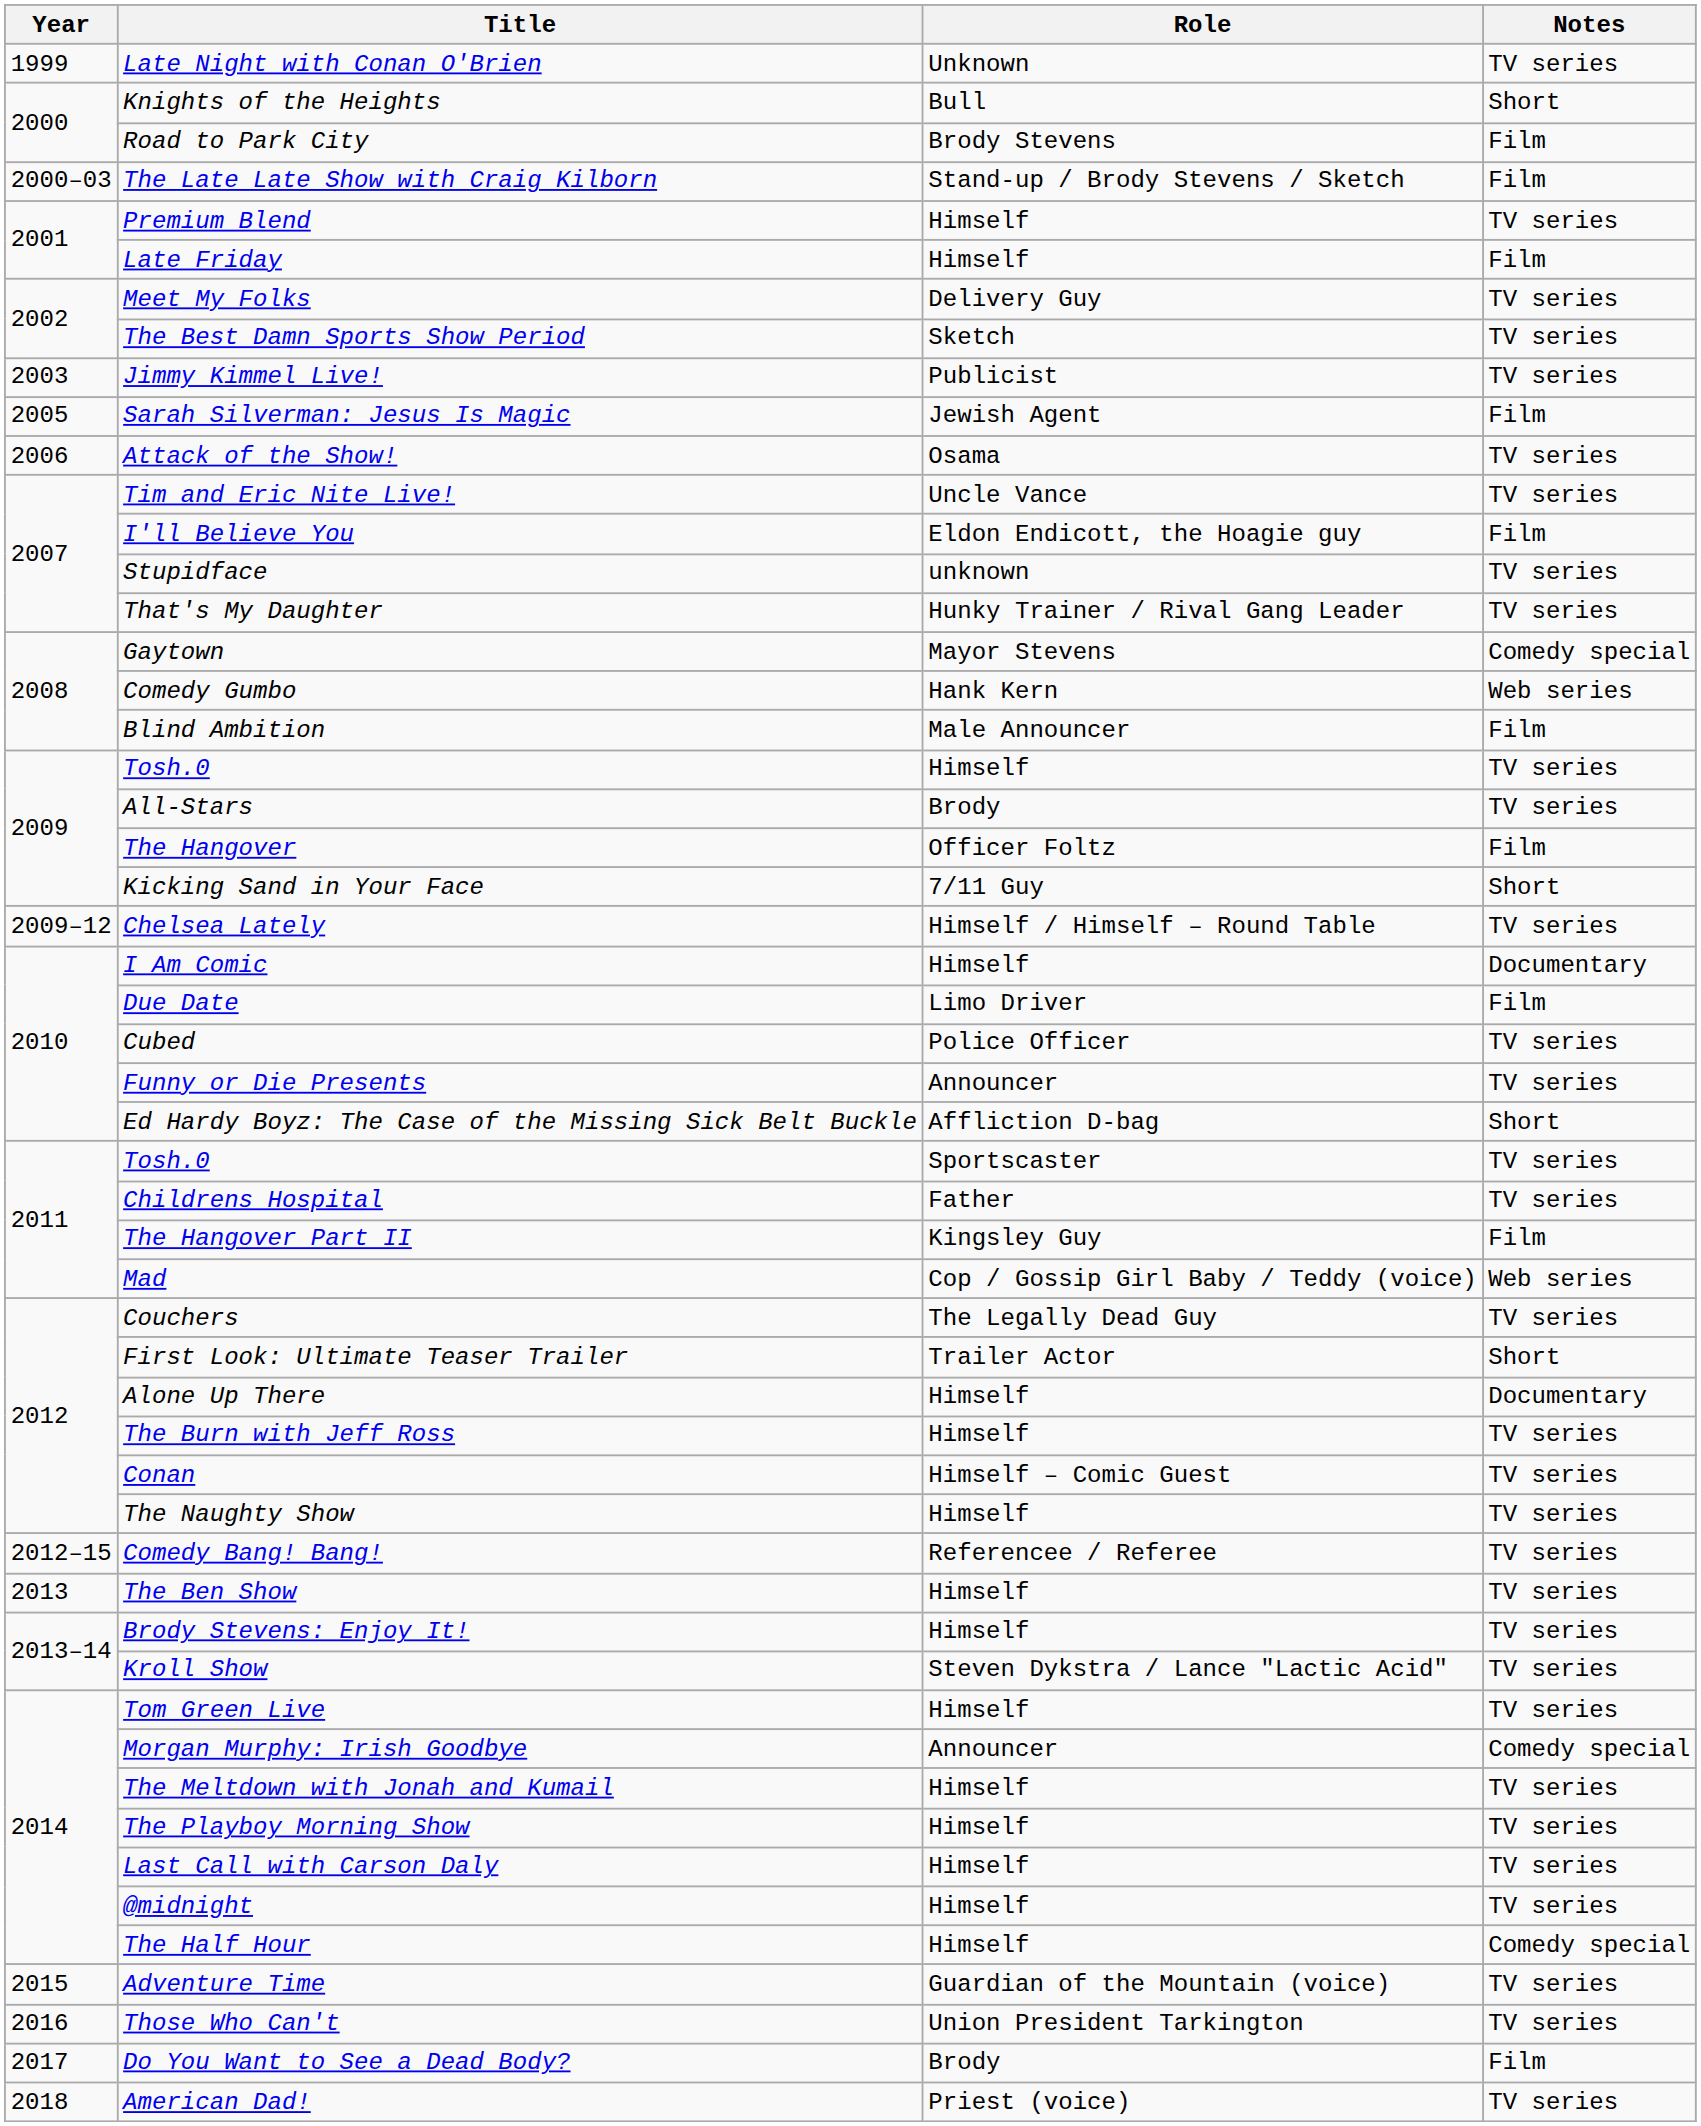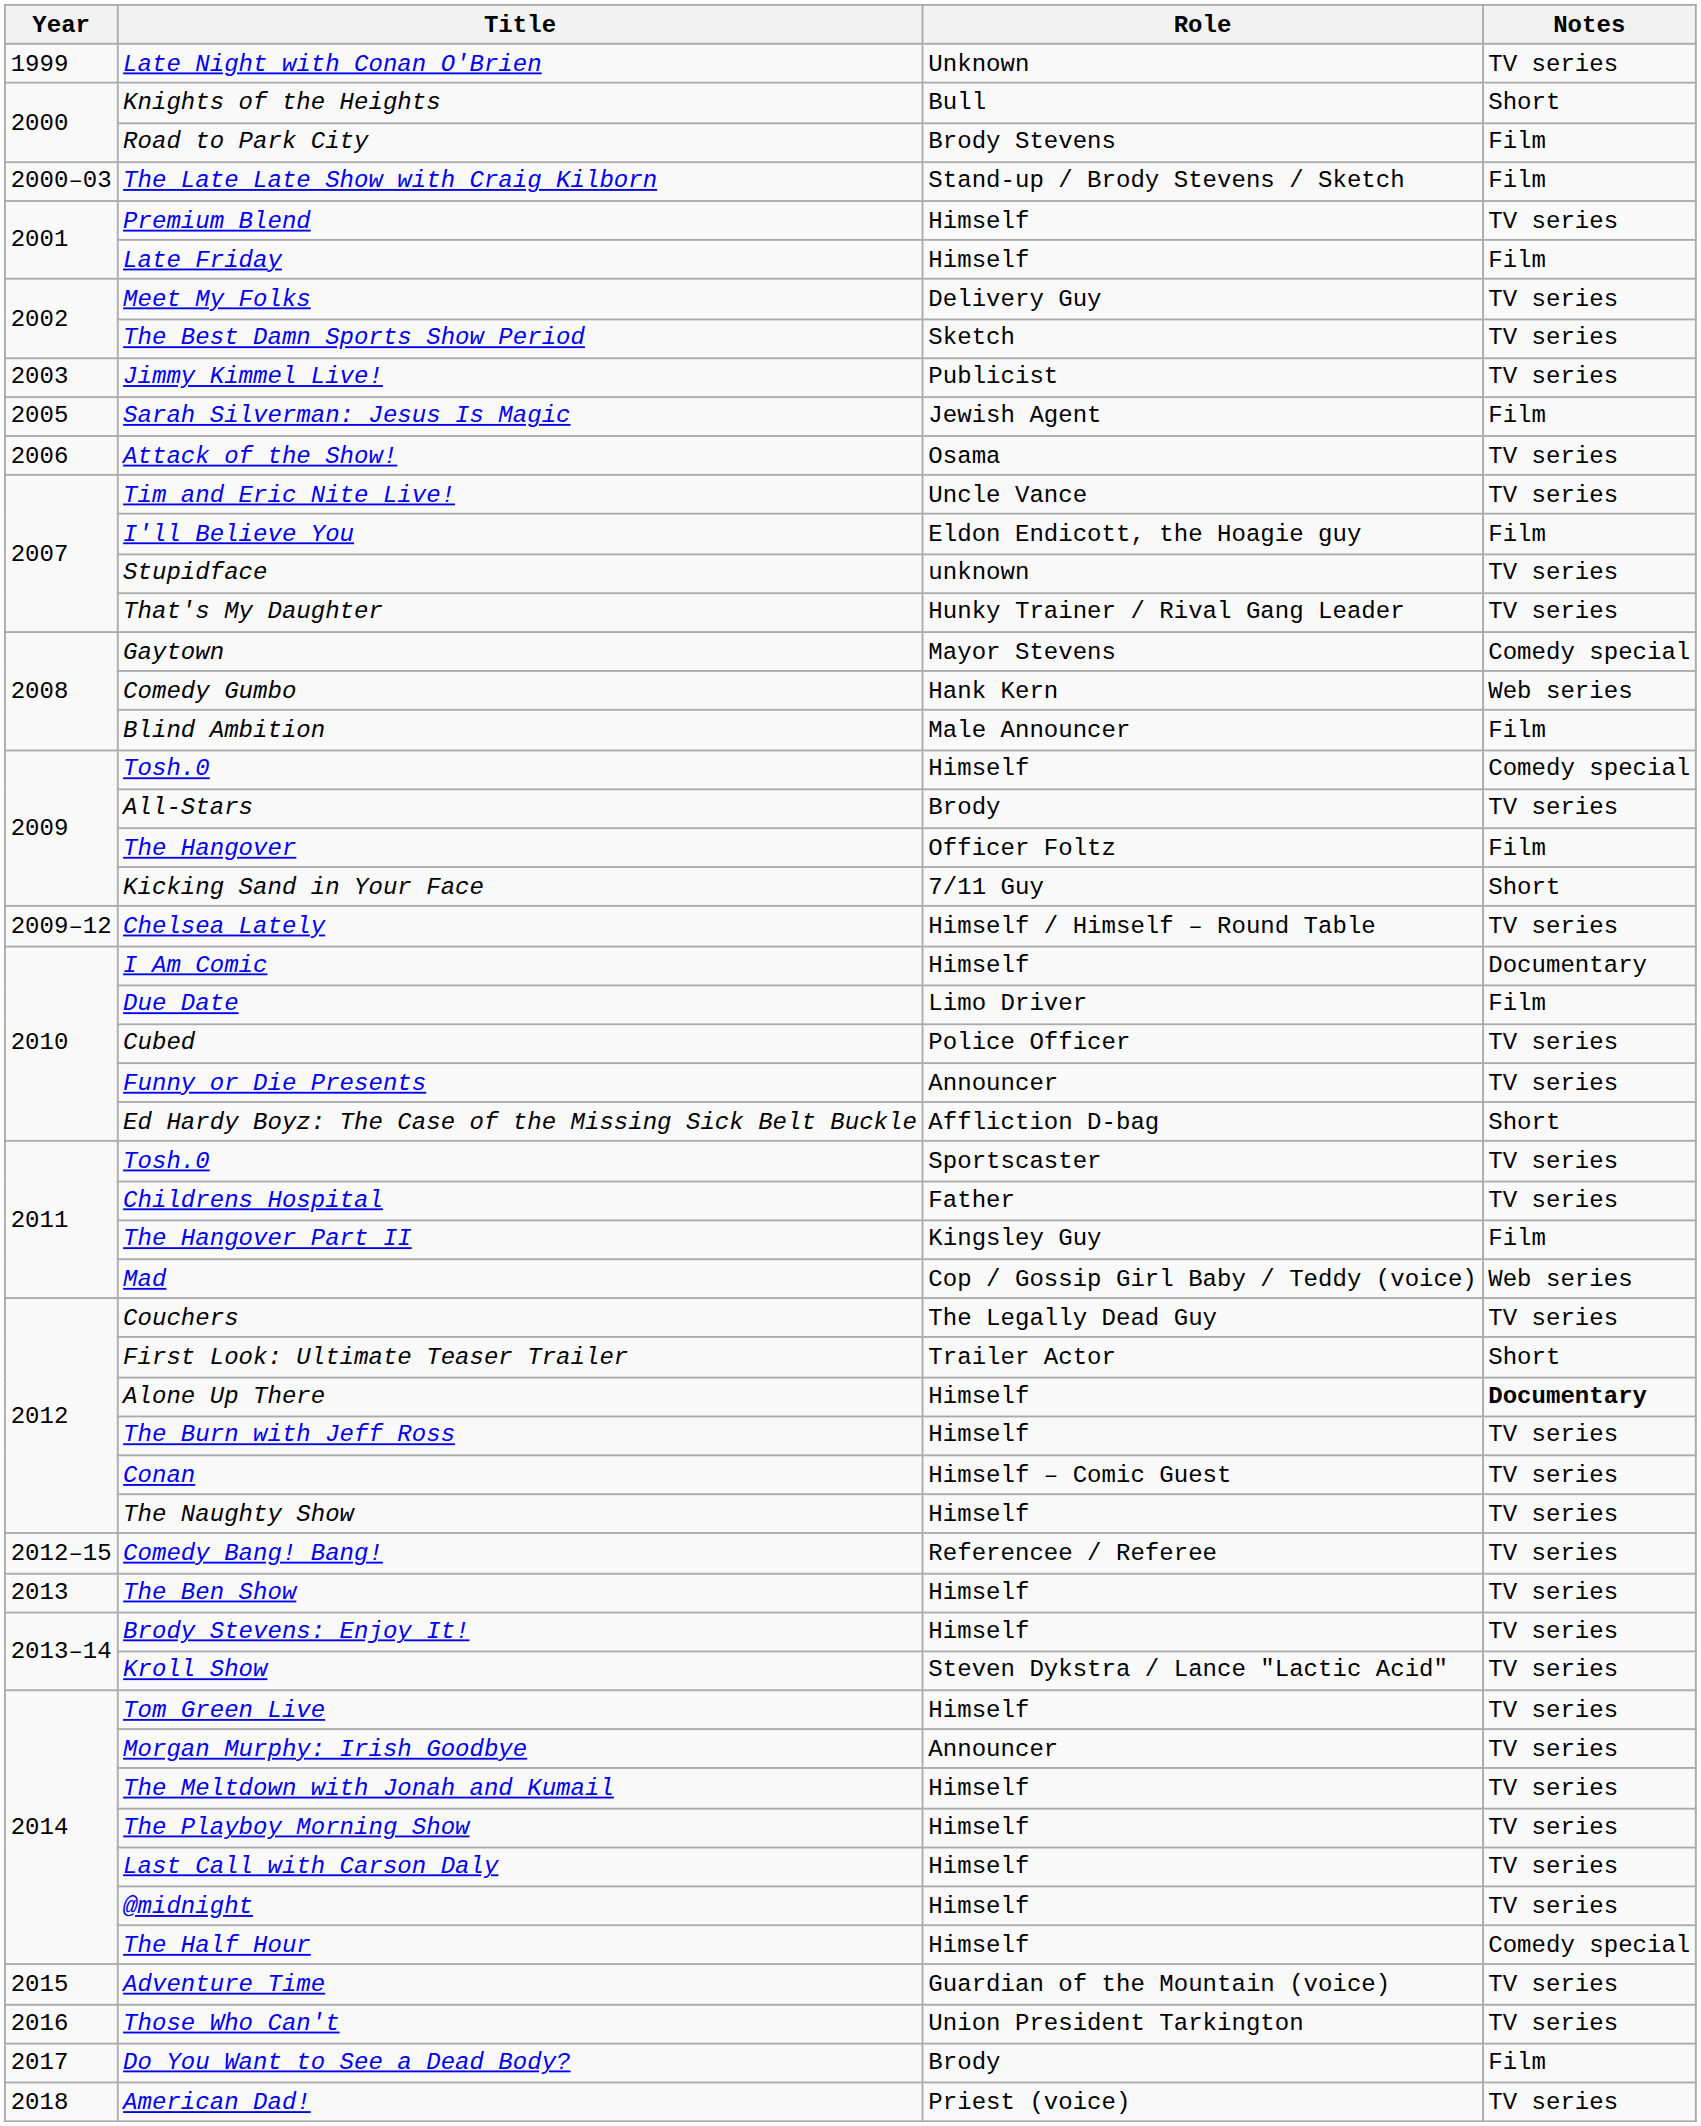(1553, 769) TV series -> (1589, 769) Comedy special
(1568, 1396) normal -> (1568, 1396) bold
(1589, 1749) Comedy special -> (1553, 1749) TV series
